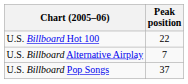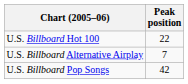(165, 70) 37 -> (165, 70) 42
